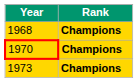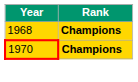- row: (20, 68)
